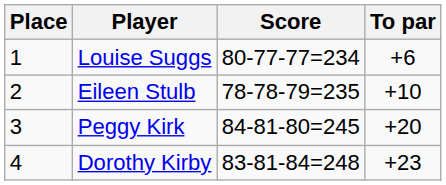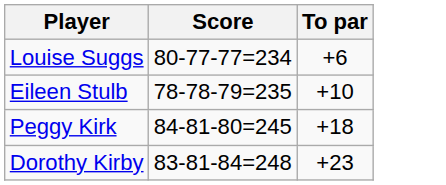- column: (39, 22)
(403, 127) +20 -> (335, 127) +18
